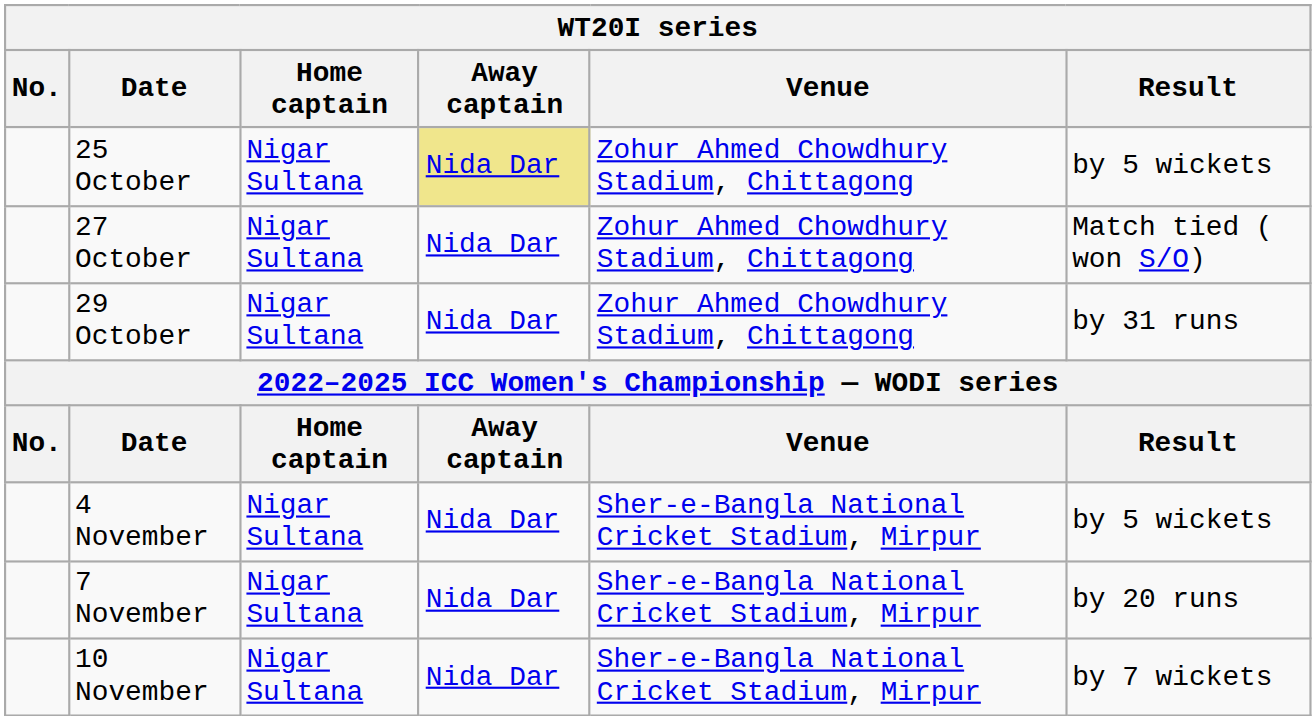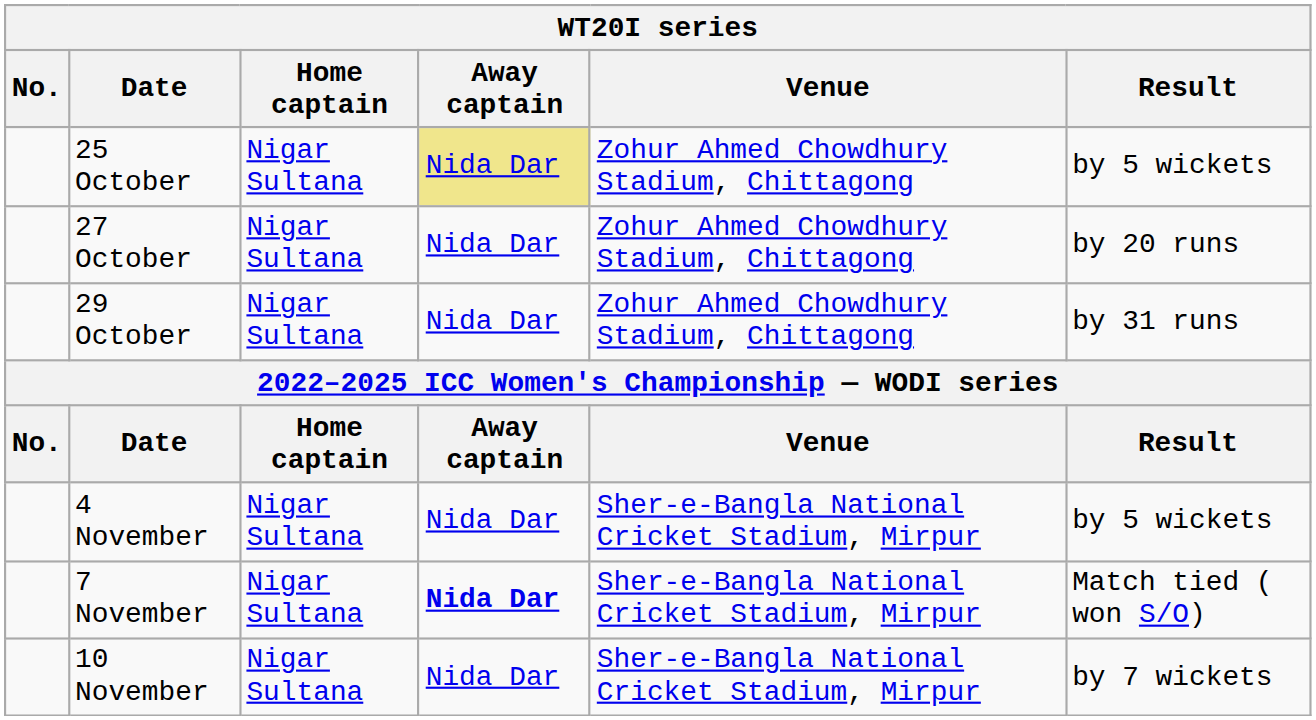(1172, 244) Match tied ( won S/O) -> (1156, 244) by 20 runs
(493, 599) normal -> (493, 599) bold
(1156, 599) by 20 runs -> (1172, 599) Match tied ( won S/O)
